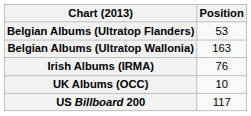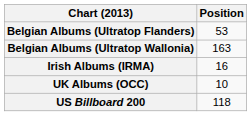(222, 66) 76 -> (222, 66) 16
(222, 102) 117 -> (222, 102) 118
